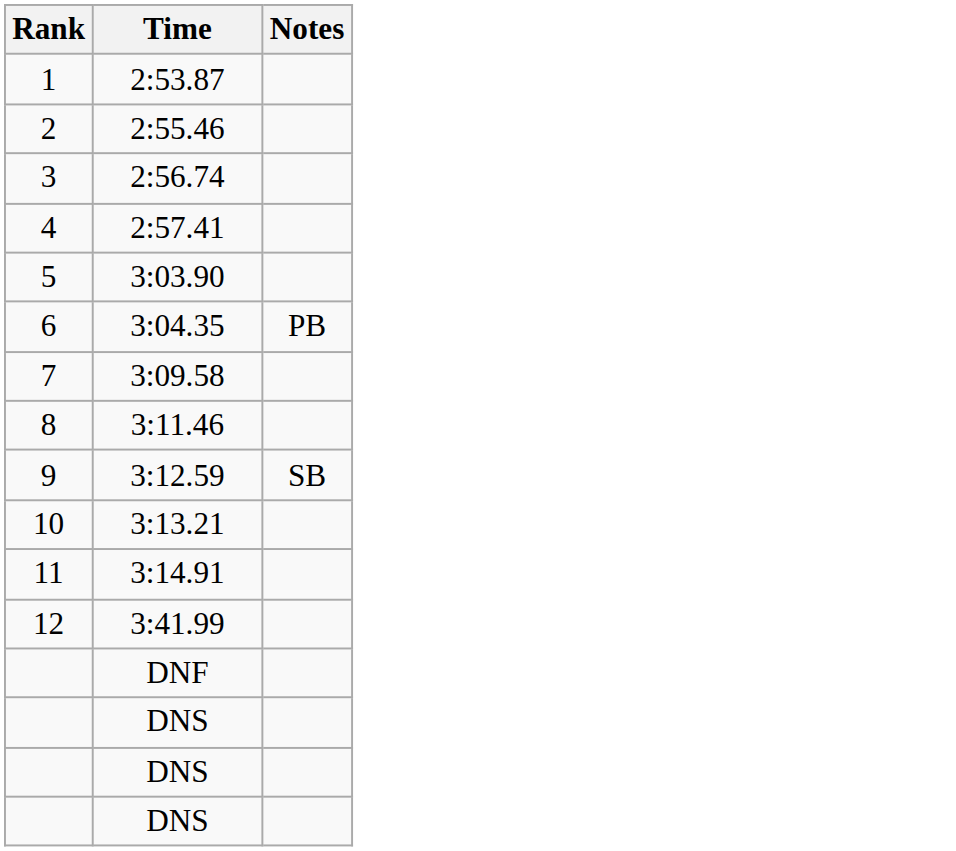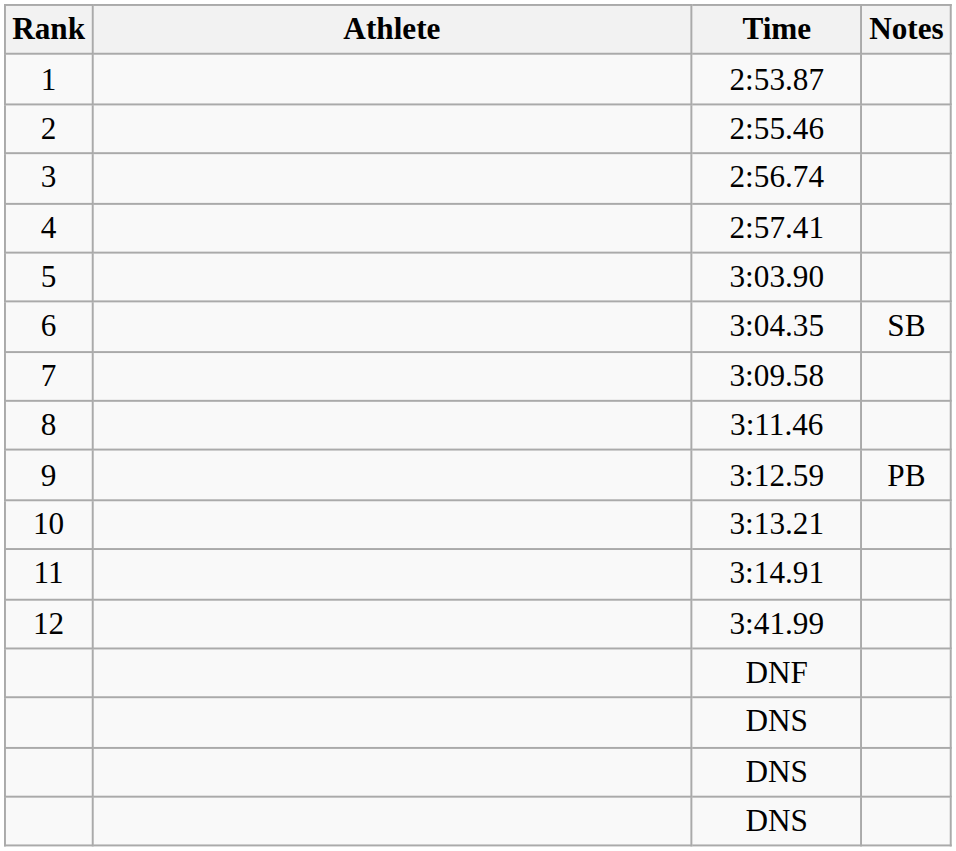+ column: (392, 29)
(307, 326) PB -> (906, 326) SB
(307, 474) SB -> (906, 474) PB
